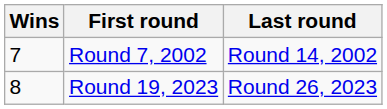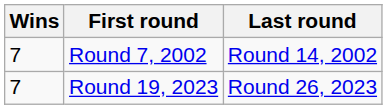(15, 87) 8 -> (15, 87) 7
